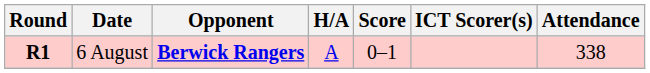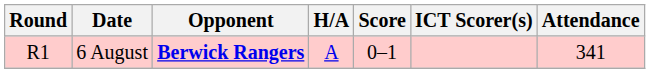(38, 52) bold -> (38, 52) normal
(591, 52) 338 -> (591, 52) 341
